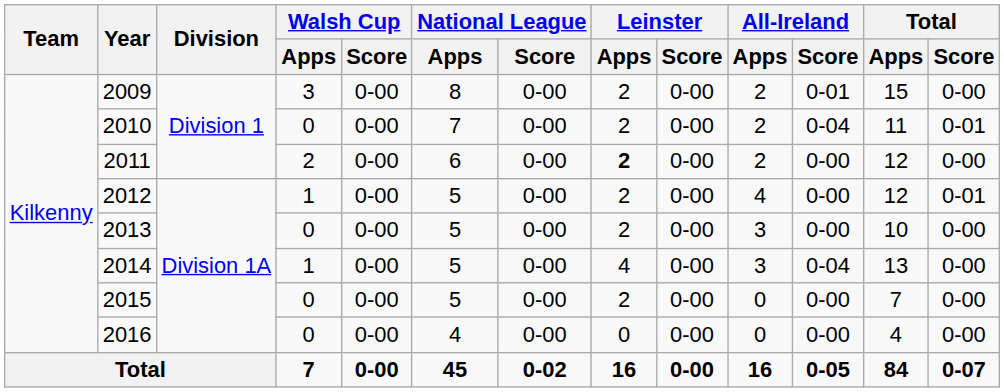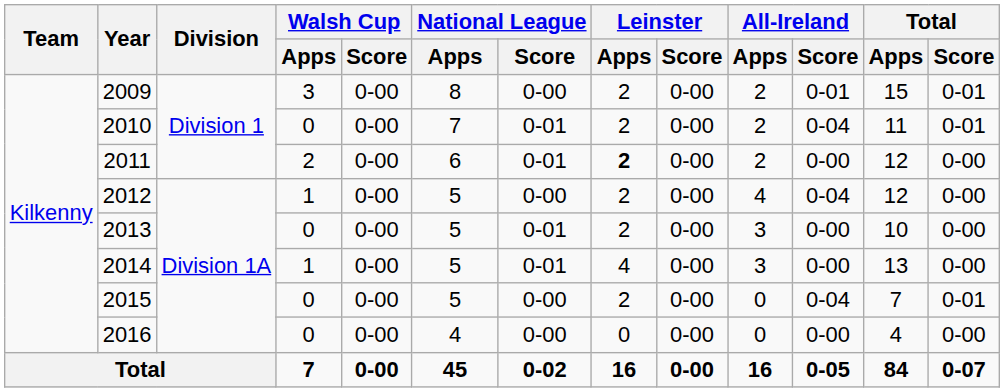(964, 91) 0-00 -> (964, 91) 0-01
(545, 126) 0-00 -> (545, 126) 0-01
(545, 160) 0-00 -> (545, 160) 0-01
(828, 195) 0-00 -> (828, 195) 0-04
(964, 195) 0-01 -> (964, 195) 0-00
(545, 230) 0-00 -> (545, 230) 0-01
(545, 265) 0-00 -> (545, 265) 0-01
(828, 265) 0-04 -> (828, 265) 0-00
(828, 299) 0-00 -> (828, 299) 0-04
(964, 299) 0-00 -> (964, 299) 0-01
